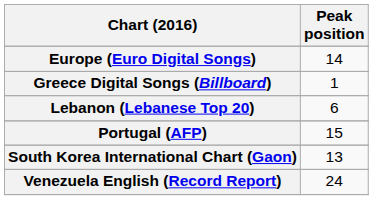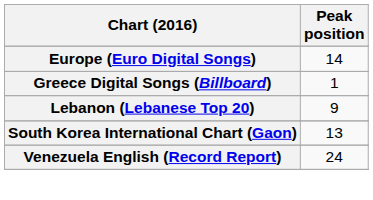(334, 108) 6 -> (334, 108) 9
- row: (152, 132)
